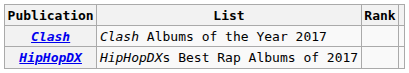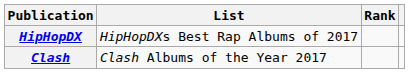rows swapped: (51, 36) <-> (51, 57)
